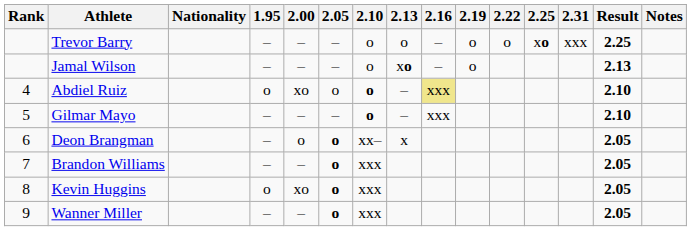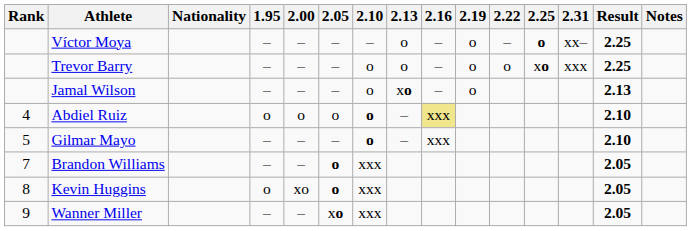+ row: (91, 41)
(301, 90) xo -> (301, 115) o
- row: (103, 139)
(335, 213) o -> (335, 213) xo
